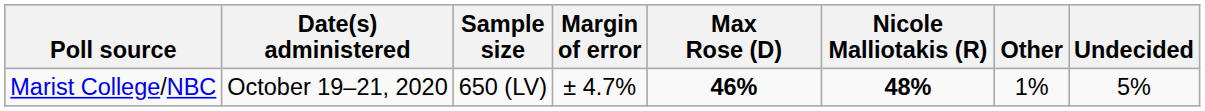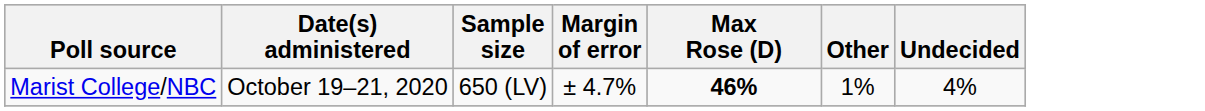- column: (908, 37)
(1134, 87) 5% -> (960, 87) 4%
